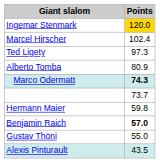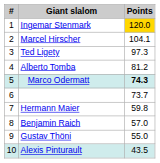+ column: (11, 11)
(140, 39) 102.4 -> (140, 39) 104.1
(140, 67) 80.9 -> (140, 67) 81.2
(140, 122) bold -> (140, 122) normal
